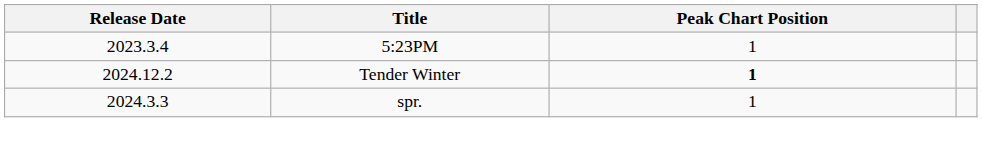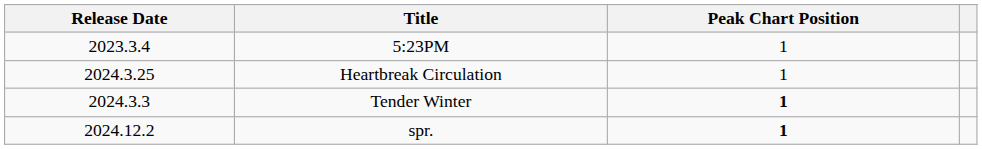+ row: (421, 74)
(138, 74) 2024.12.2 -> (119, 102) 2024.3.3
(138, 102) 2024.3.3 -> (119, 130) 2024.12.2
(752, 102) normal -> (783, 130) bold
